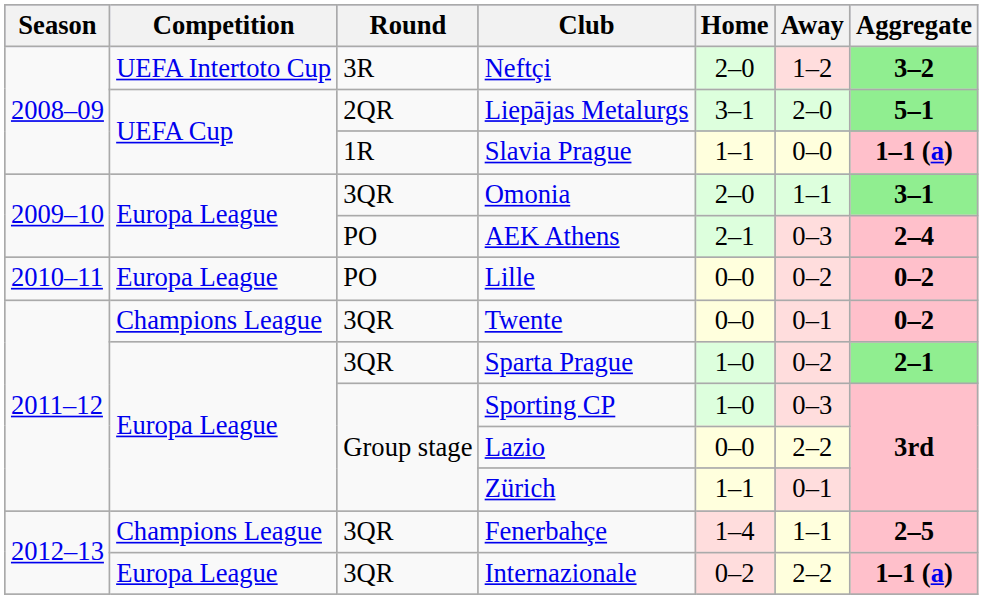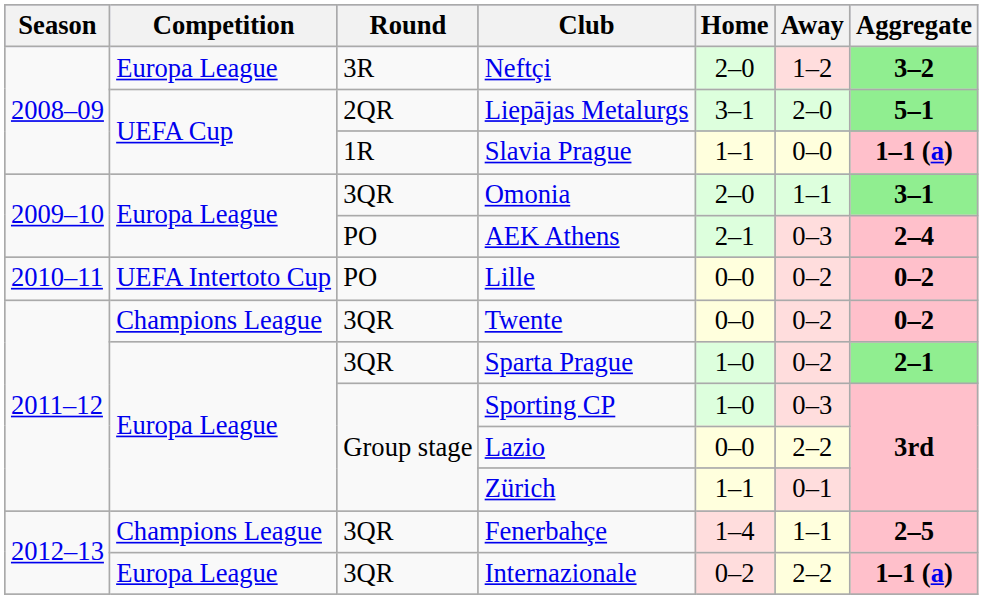(224, 67) UEFA Intertoto Cup -> (197, 67) Europa League
(197, 278) Europa League -> (224, 278) UEFA Intertoto Cup
(812, 320) 0–1 -> (812, 320) 0–2
